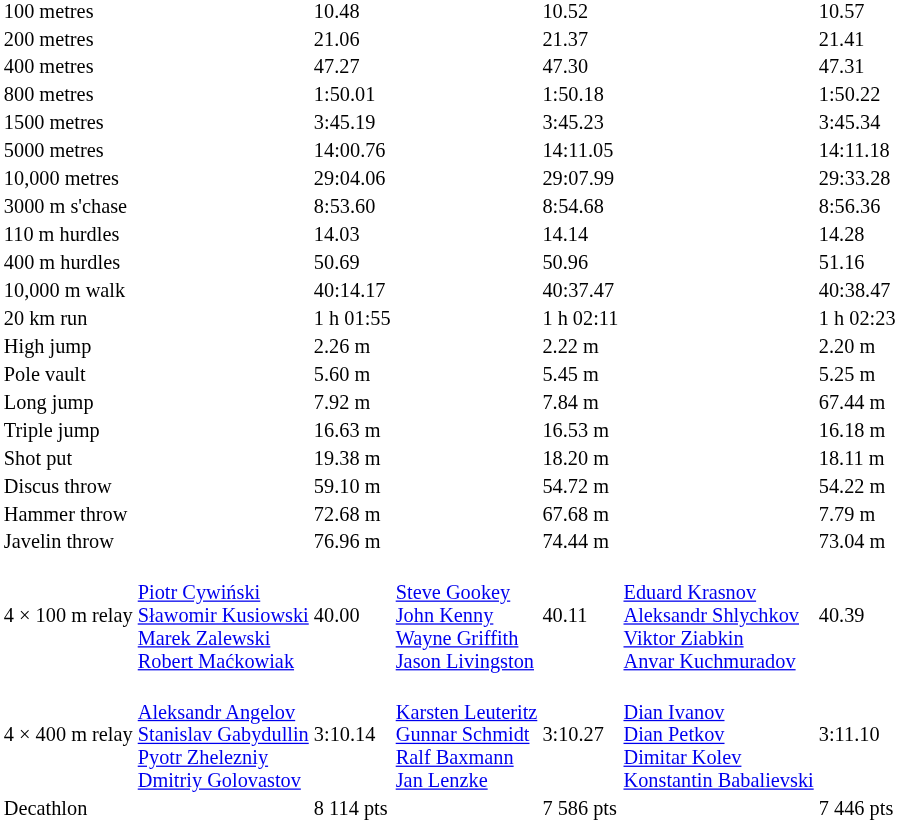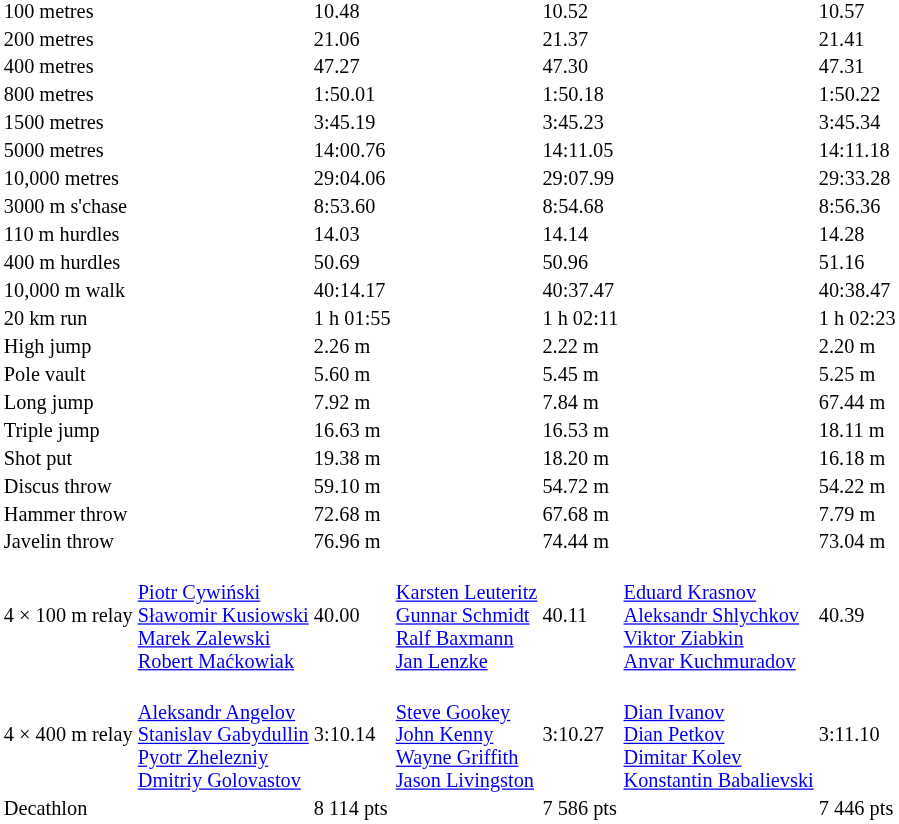(852, 430) 16.18 m -> (852, 430) 18.11 m
(852, 458) 18.11 m -> (852, 458) 16.18 m
(465, 627) Steve Gookey John Kenny Wayne Griffith Jason Livingston -> (467, 627) Karsten Leuteritz Gunnar Schmidt Ralf Baxmann Jan Lenzke
(467, 746) Karsten Leuteritz Gunnar Schmidt Ralf Baxmann Jan Lenzke -> (465, 746) Steve Gookey John Kenny Wayne Griffith Jason Livingston
